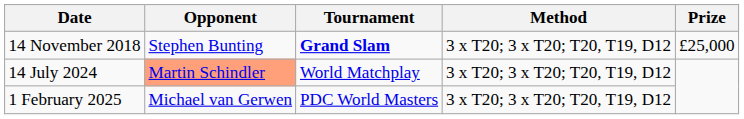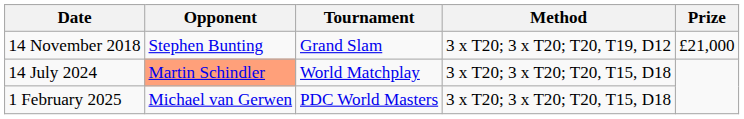(345, 45) bold -> (341, 45) normal
(707, 45) £25,000 -> (707, 45) £21,000
(559, 72) 3 x T20; 3 x T20; T20, T19, D12 -> (559, 72) 3 x T20; 3 x T20; T20, T15, D18
(559, 99) 3 x T20; 3 x T20; T20, T19, D12 -> (559, 99) 3 x T20; 3 x T20; T20, T15, D18
